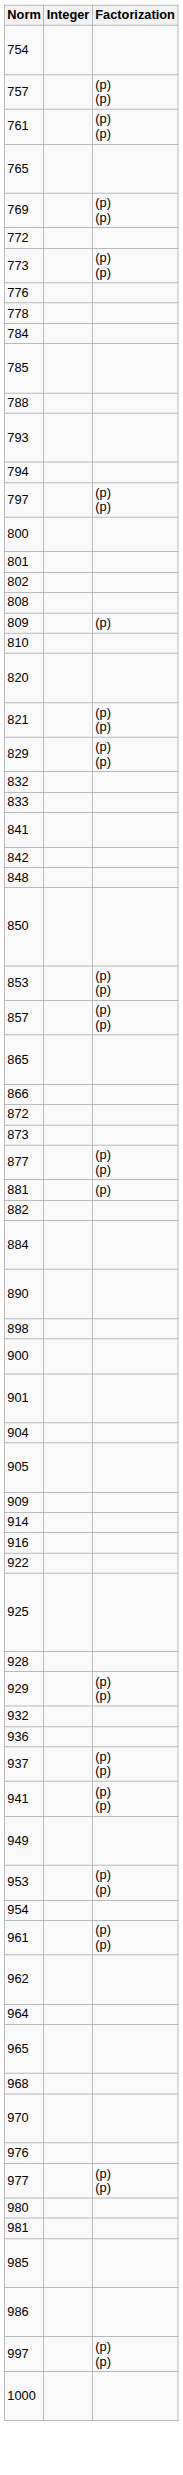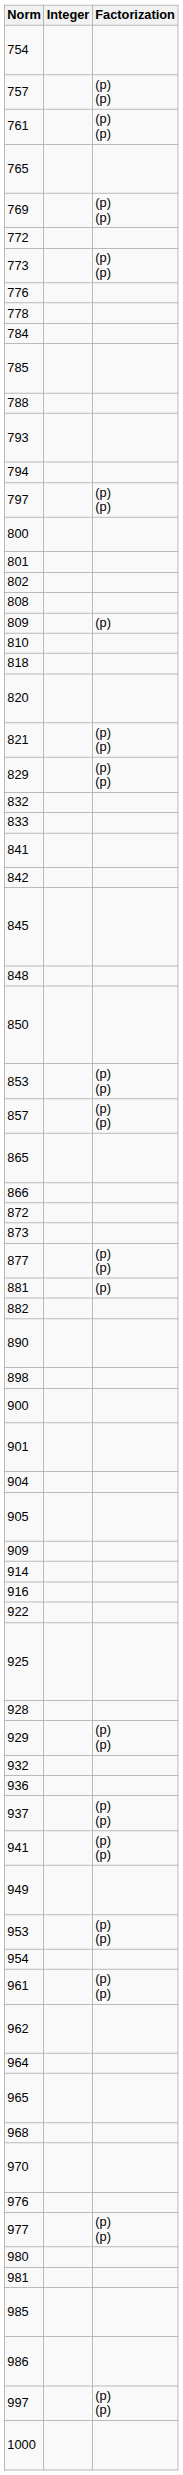+ row: (18, 663)
+ row: (18, 926)
- row: (18, 1245)
